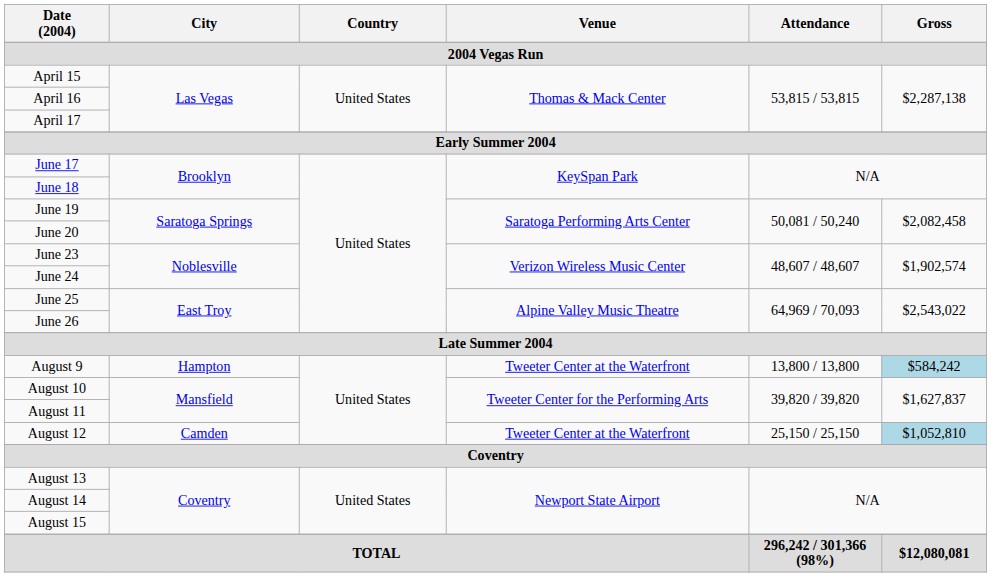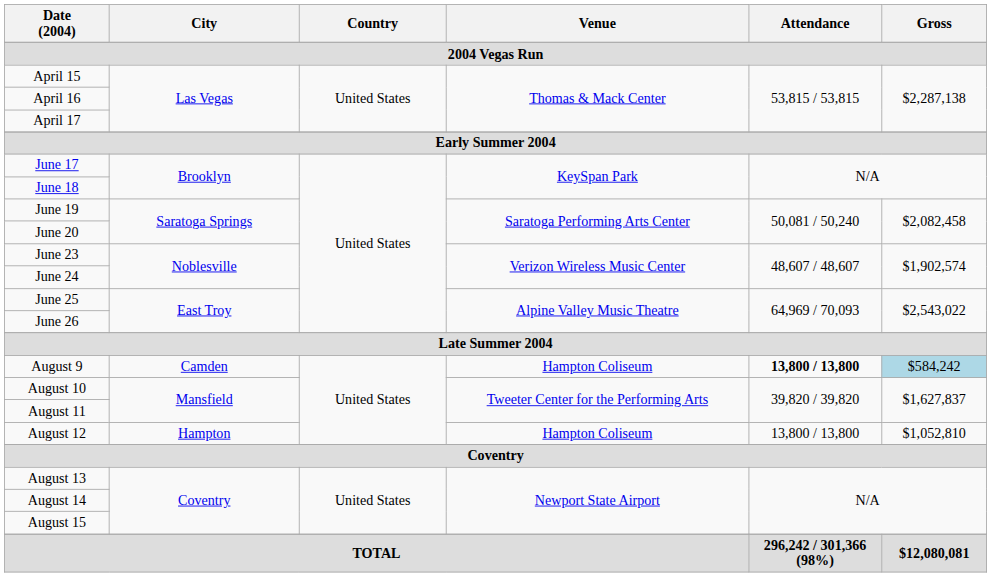(204, 366) Hampton -> (204, 366) Camden
(597, 366) Tweeter Center at the Waterfront -> (597, 366) Hampton Coliseum
(815, 366) normal -> (815, 366) bold
(204, 433) Camden -> (204, 433) Hampton
(597, 433) Tweeter Center at the Waterfront -> (597, 433) Hampton Coliseum
(815, 433) 25,150 / 25,150 -> (815, 433) 13,800 / 13,800
(934, 433) lightblue background -> (934, 433) no background
